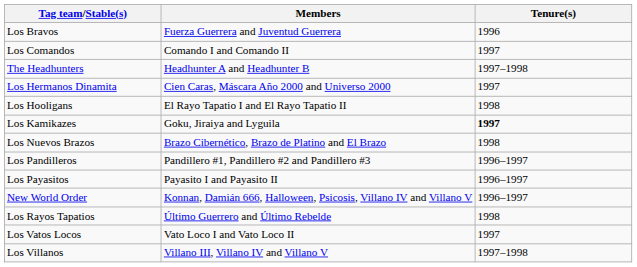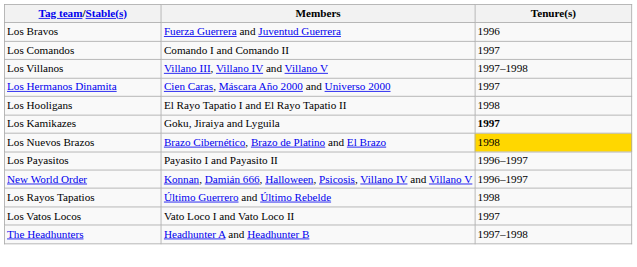rows swapped: (45, 68) <-> (35, 252)
(489, 142) no background -> (489, 142) gold background
- row: (42, 160)
